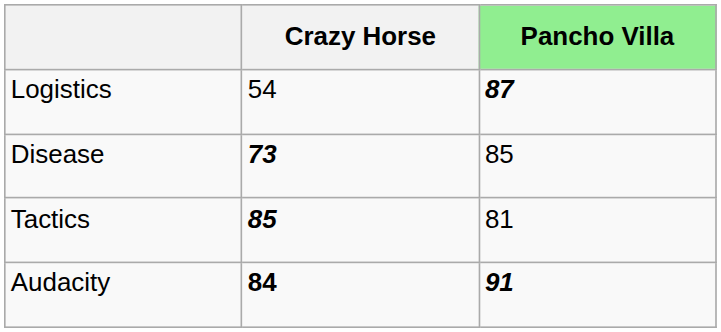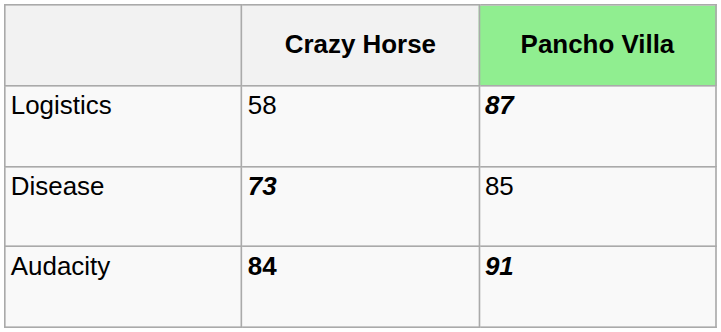(262, 89) 54 -> (262, 105) 58
- row: (50, 218)
